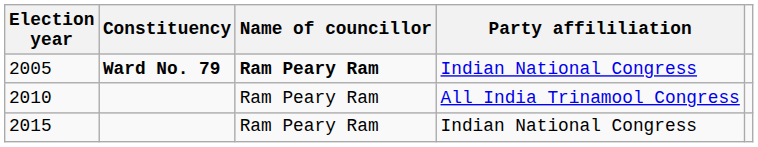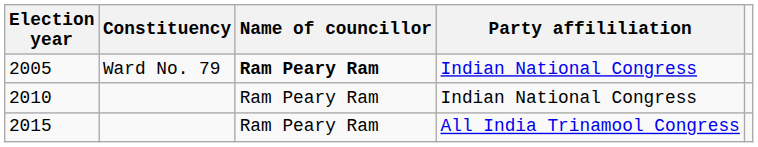(162, 69) bold -> (162, 69) normal
(590, 98) All India Trinamool Congress -> (569, 98) Indian National Congress
(569, 127) Indian National Congress -> (590, 127) All India Trinamool Congress
